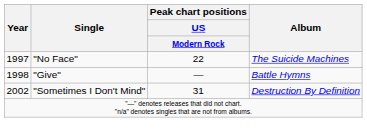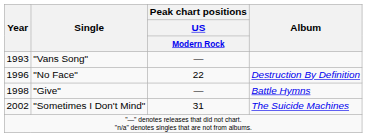+ row: (61, 59)
(18, 59) 1997 -> (18, 75) 1996
(300, 59) The Suicide Machines -> (306, 75) Destruction By Definition
(306, 91) Destruction By Definition -> (300, 106) The Suicide Machines
